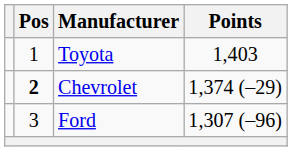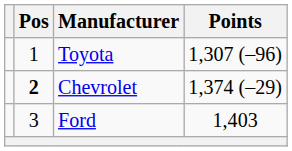(235, 54) 1,403 -> (235, 54) 1,307 (–96)
(235, 120) 1,307 (–96) -> (235, 120) 1,403
